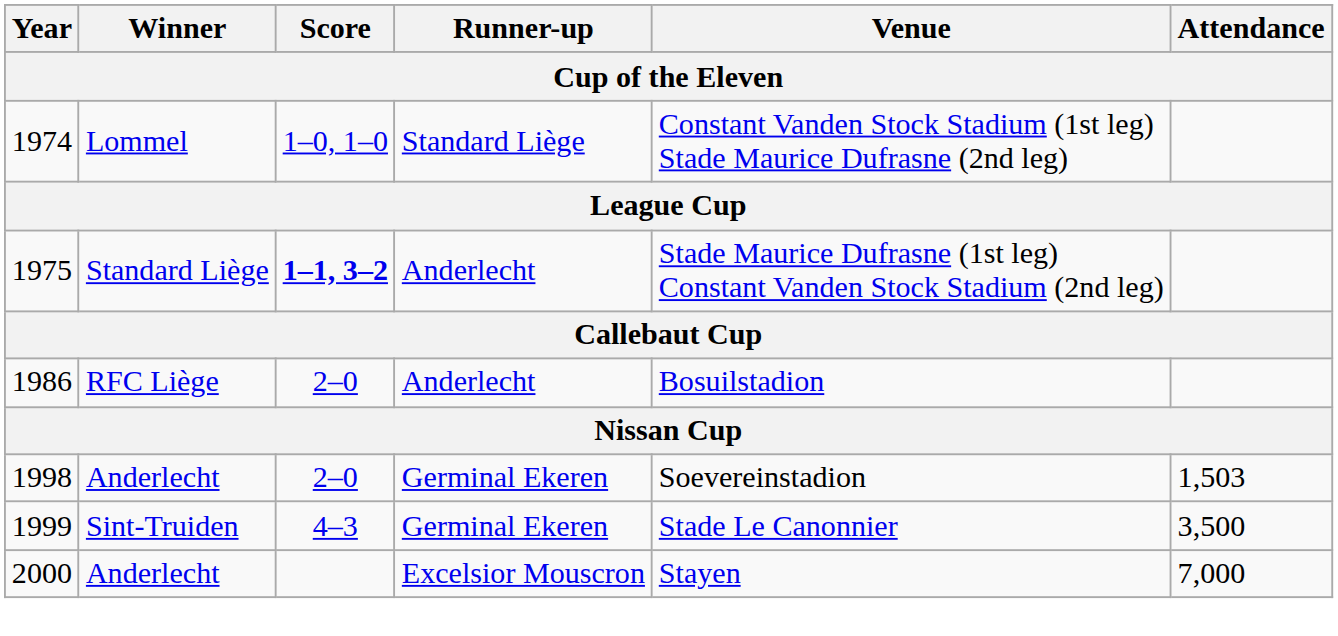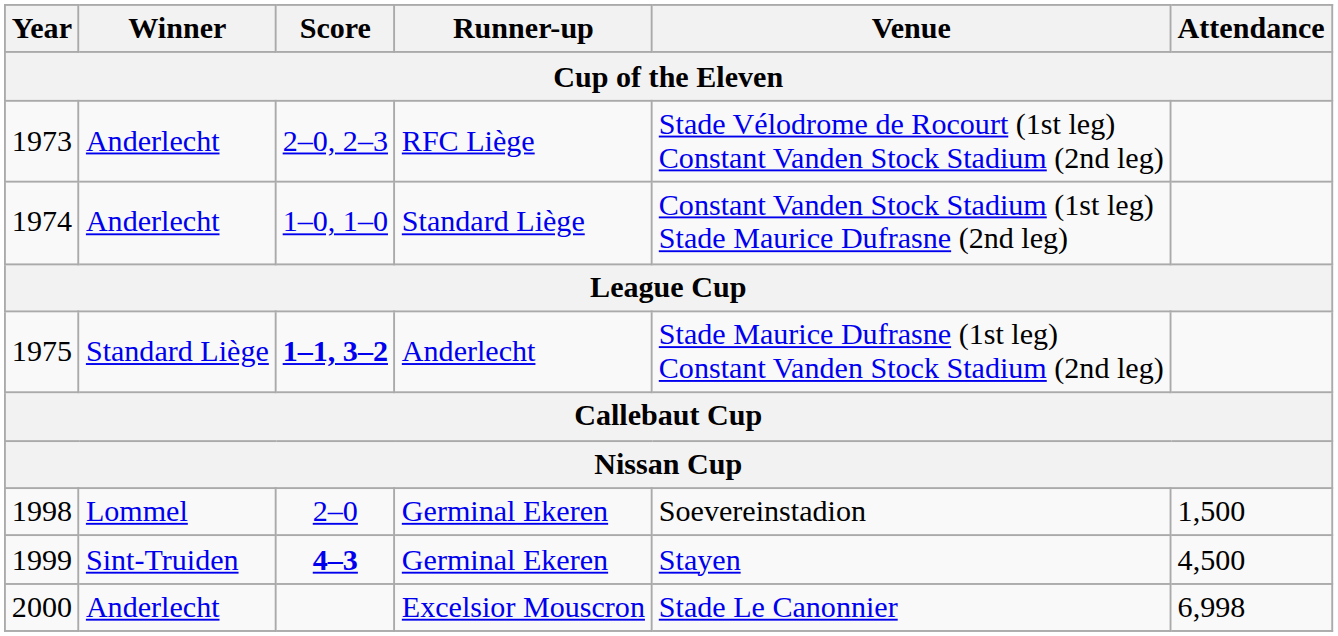+ row: (42, 140)
(137, 140) Lommel -> (153, 222) Anderlecht
- row: (42, 382)
(153, 477) Anderlecht -> (137, 511) Lommel
(1211, 477) 1,503 -> (1211, 511) 1,500
(335, 525) normal -> (335, 559) bold
(778, 525) Stade Le Canonnier -> (700, 559) Stayen
(1211, 525) 3,500 -> (1211, 559) 4,500
(700, 573) Stayen -> (778, 606) Stade Le Canonnier
(1211, 573) 7,000 -> (1211, 606) 6,998
